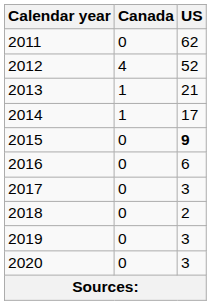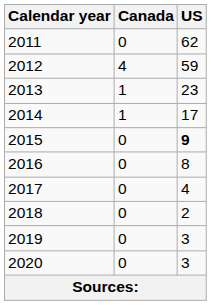(190, 66) 52 -> (190, 66) 59
(190, 90) 21 -> (190, 90) 23
(185, 164) 6 -> (185, 164) 8
(185, 189) 3 -> (185, 189) 4
